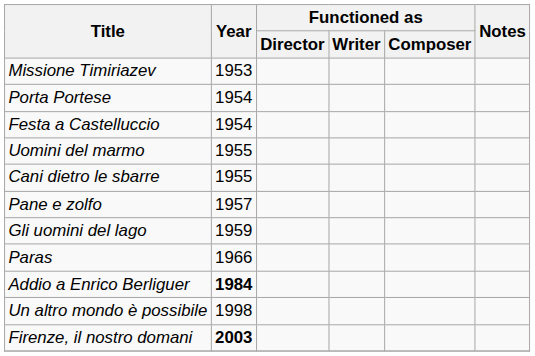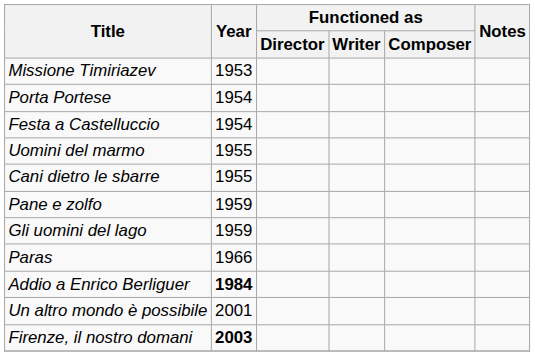(234, 204) 1957 -> (234, 204) 1959
(234, 310) 1998 -> (234, 310) 2001
